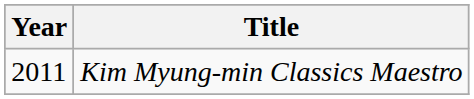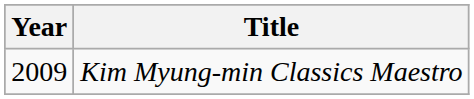(39, 71) 2011 -> (39, 71) 2009
